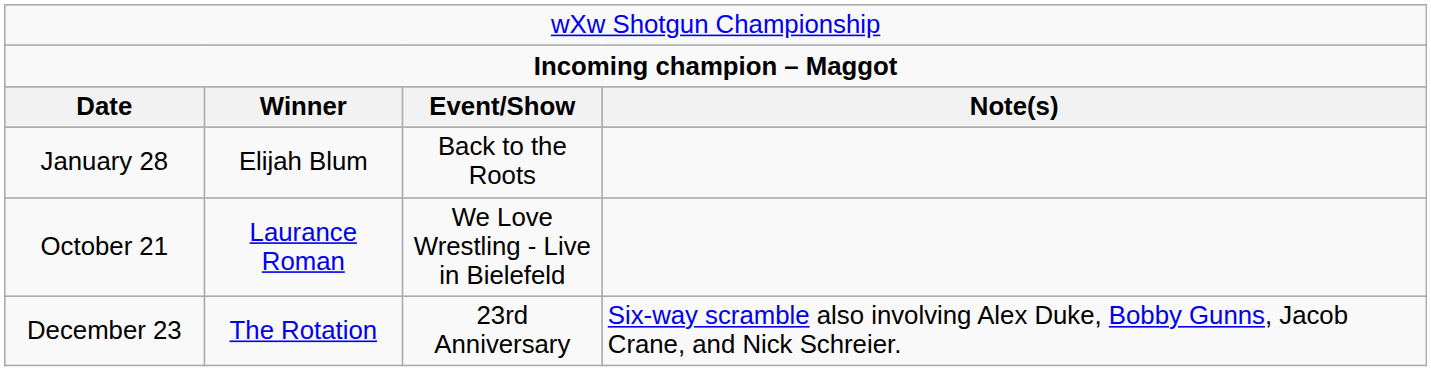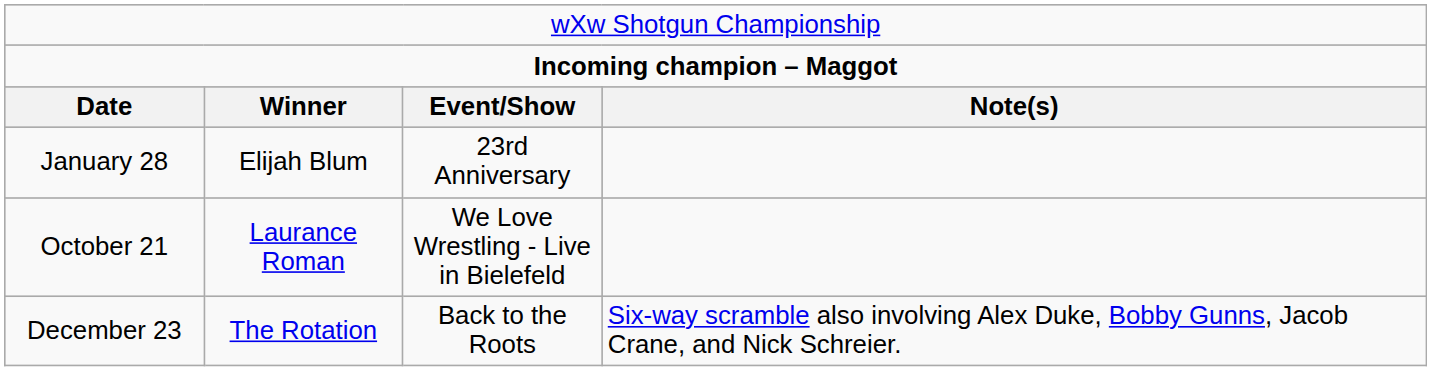(502, 161) Back to the Roots -> (502, 161) 23rd Anniversary
(502, 330) 23rd Anniversary -> (502, 330) Back to the Roots
